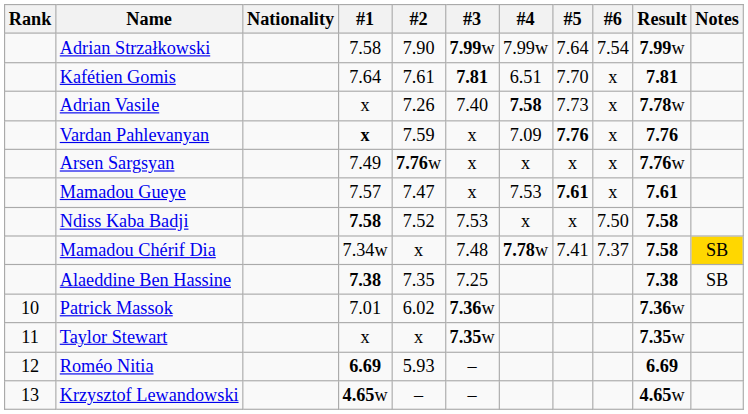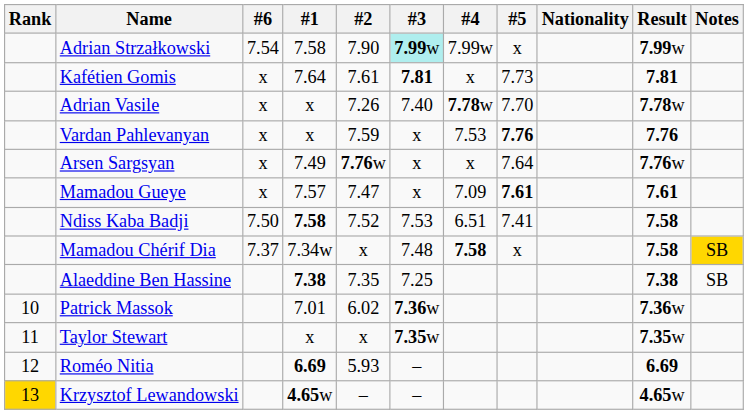columns swapped: (291, 18) <-> (613, 18)
(472, 47) no background -> (417, 47) paleturquoise background
(573, 47) 7.64 -> (517, 47) x
(526, 76) 6.51 -> (470, 76) x
(573, 76) 7.70 -> (517, 76) 7.73
(526, 105) 7.58 -> (470, 105) 7.78w
(573, 105) 7.73 -> (517, 105) 7.70
(365, 134) bold -> (310, 134) normal
(526, 134) 7.09 -> (470, 134) 7.53
(573, 163) x -> (517, 163) 7.64
(526, 192) 7.53 -> (470, 192) 7.09
(526, 221) x -> (470, 221) 6.51
(573, 221) x -> (517, 221) 7.41
(526, 250) 7.78w -> (470, 250) 7.58
(573, 250) 7.41 -> (517, 250) x
(30, 395) no background -> (30, 395) gold background
